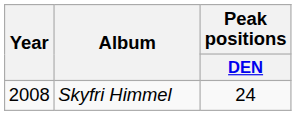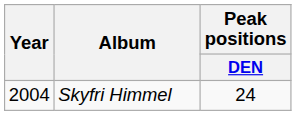(29, 95) 2008 -> (29, 95) 2004
